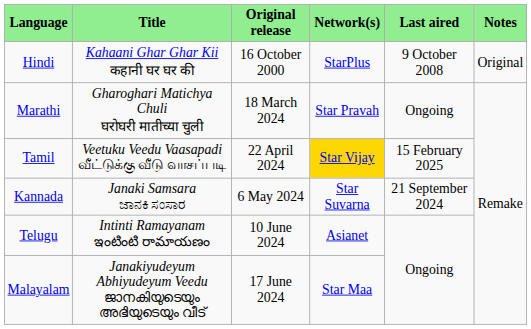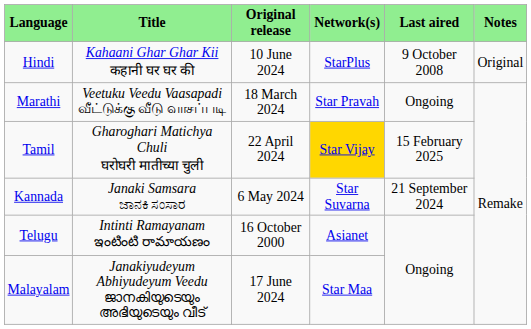(271, 62) 16 October 2000 -> (271, 62) 10 June 2024
(152, 110) Gharoghari Matichya Chuli घरोघरी मातीच्या चुली -> (152, 101) Veetuku Veedu Vaasapadi வீட்டுக்கு வீடு வாசப்படி
(152, 157) Veetuku Veedu Vaasapadi வீட்டுக்கு வீடு வாசப்படி -> (152, 149) Gharoghari Matichya Chuli घरोघरी मातीच्या चुली
(271, 235) 10 June 2024 -> (271, 235) 16 October 2000
